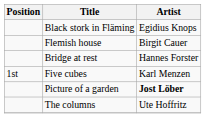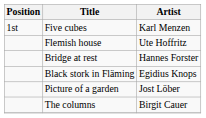rows swapped: (90, 27) <-> (66, 74)
(163, 43) Birgit Cauer -> (163, 43) Ute Hoffritz
(161, 89) bold -> (159, 89) normal
(163, 105) Ute Hoffritz -> (163, 105) Birgit Cauer
